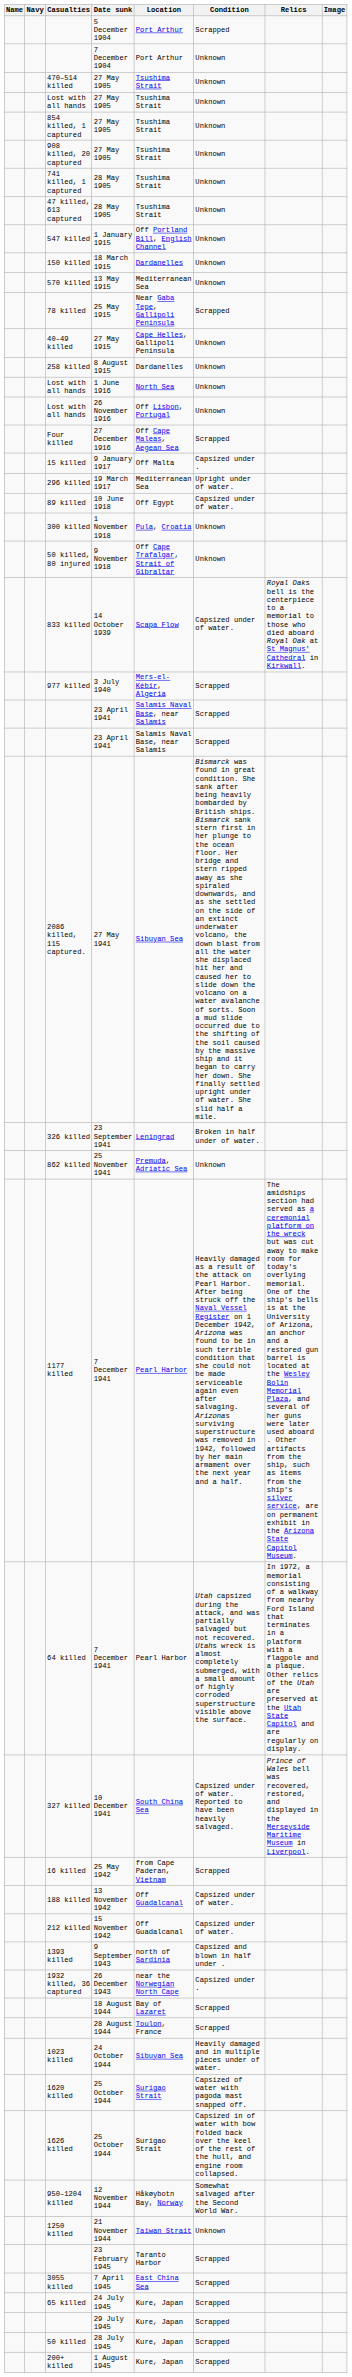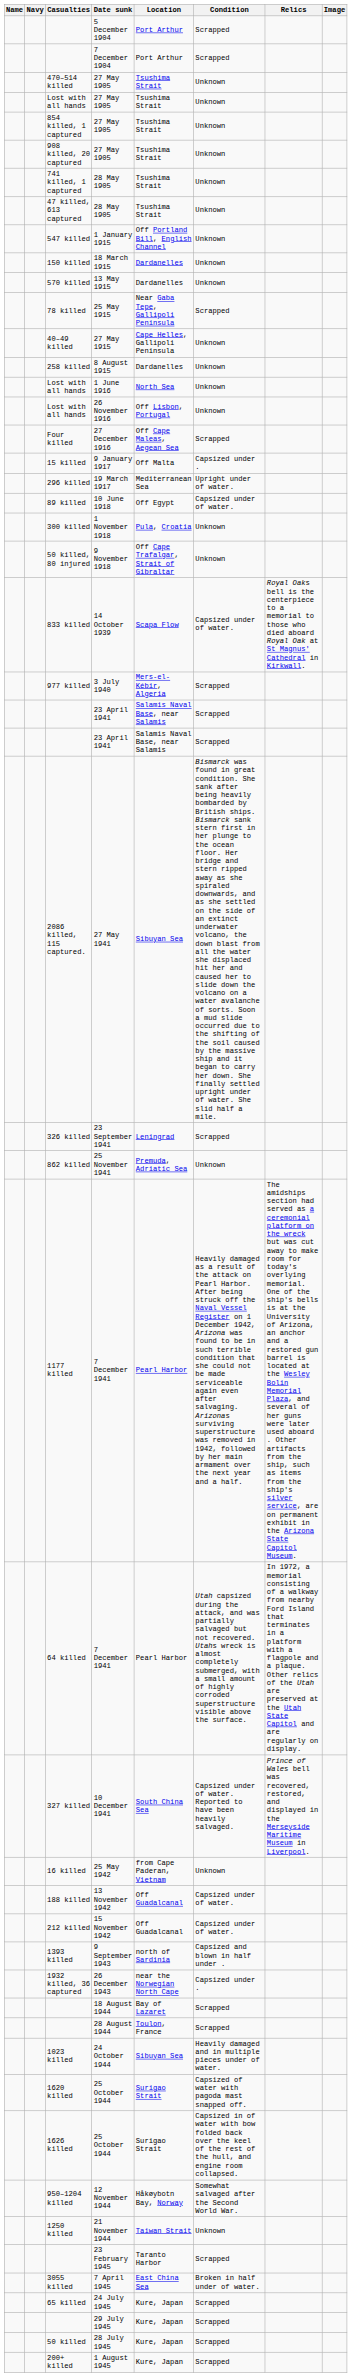(210, 58) Unknown -> (213, 58) Scrapped
(164, 283) Mediterranean Sea -> (159, 283) Dardanelles
(228, 1137) Broken in half under of water. -> (213, 1137) Scrapped
(213, 1871) Scrapped -> (210, 1871) Unknown
(213, 2283) Scrapped -> (228, 2283) Broken in half under of water.
